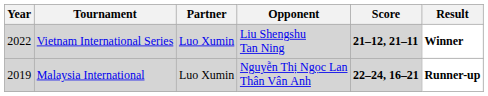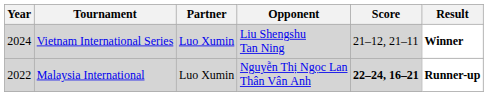(19, 41) 2022 -> (19, 41) 2024
(386, 41) bold -> (386, 41) normal
(19, 75) 2019 -> (19, 75) 2022
